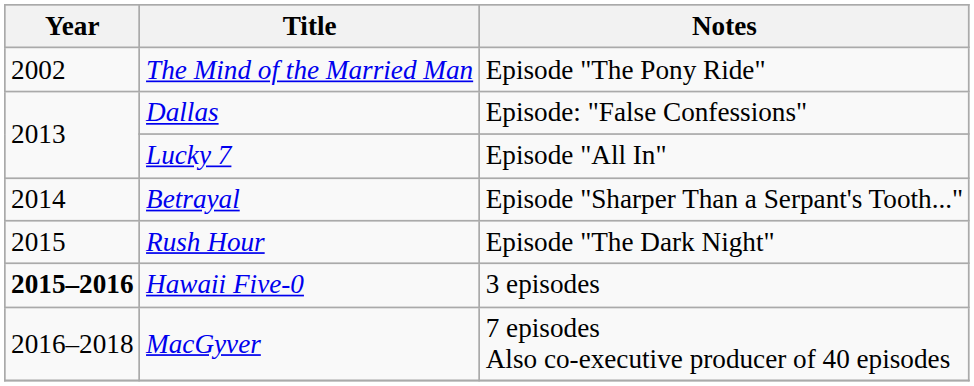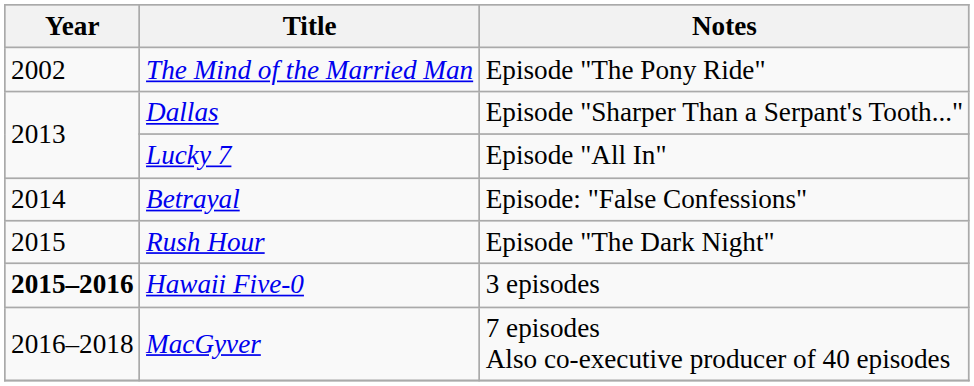(646, 112) Episode: "False Confessions" -> (724, 112) Episode "Sharper Than a Serpant's Tooth..."
(724, 198) Episode "Sharper Than a Serpant's Tooth..." -> (646, 198) Episode: "False Confessions"
